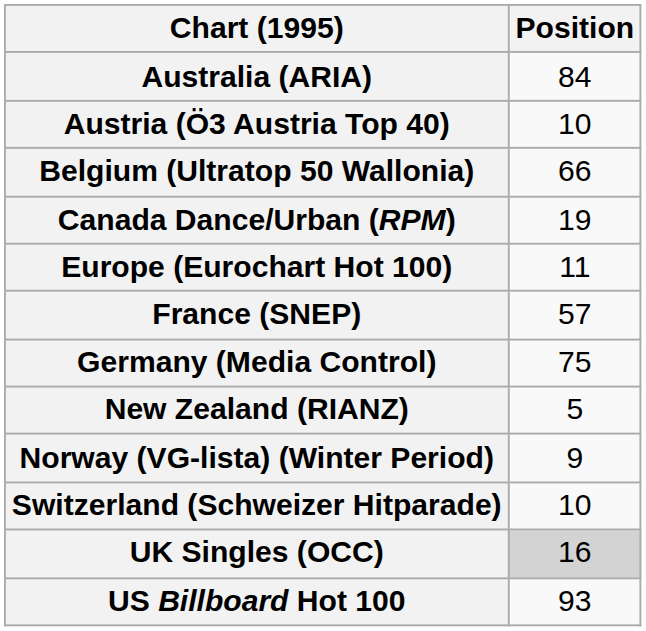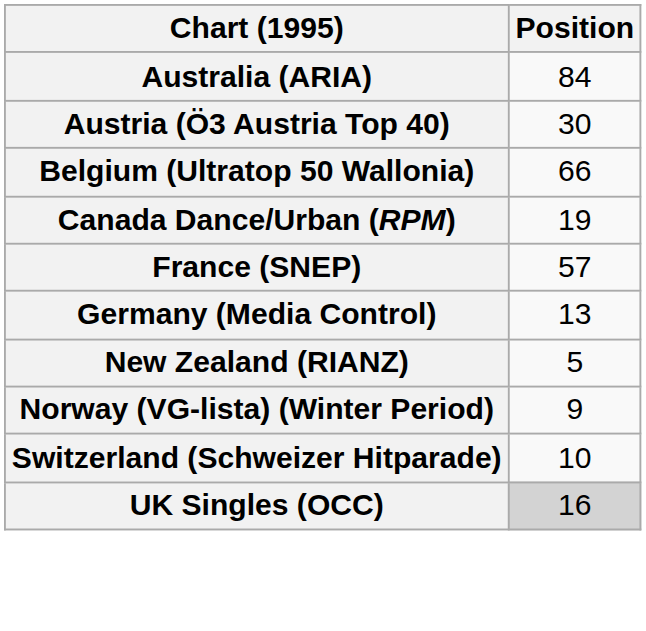(575, 123) 10 -> (575, 123) 30
- row: (257, 266)
(575, 362) 75 -> (575, 314) 13
- row: (257, 600)
